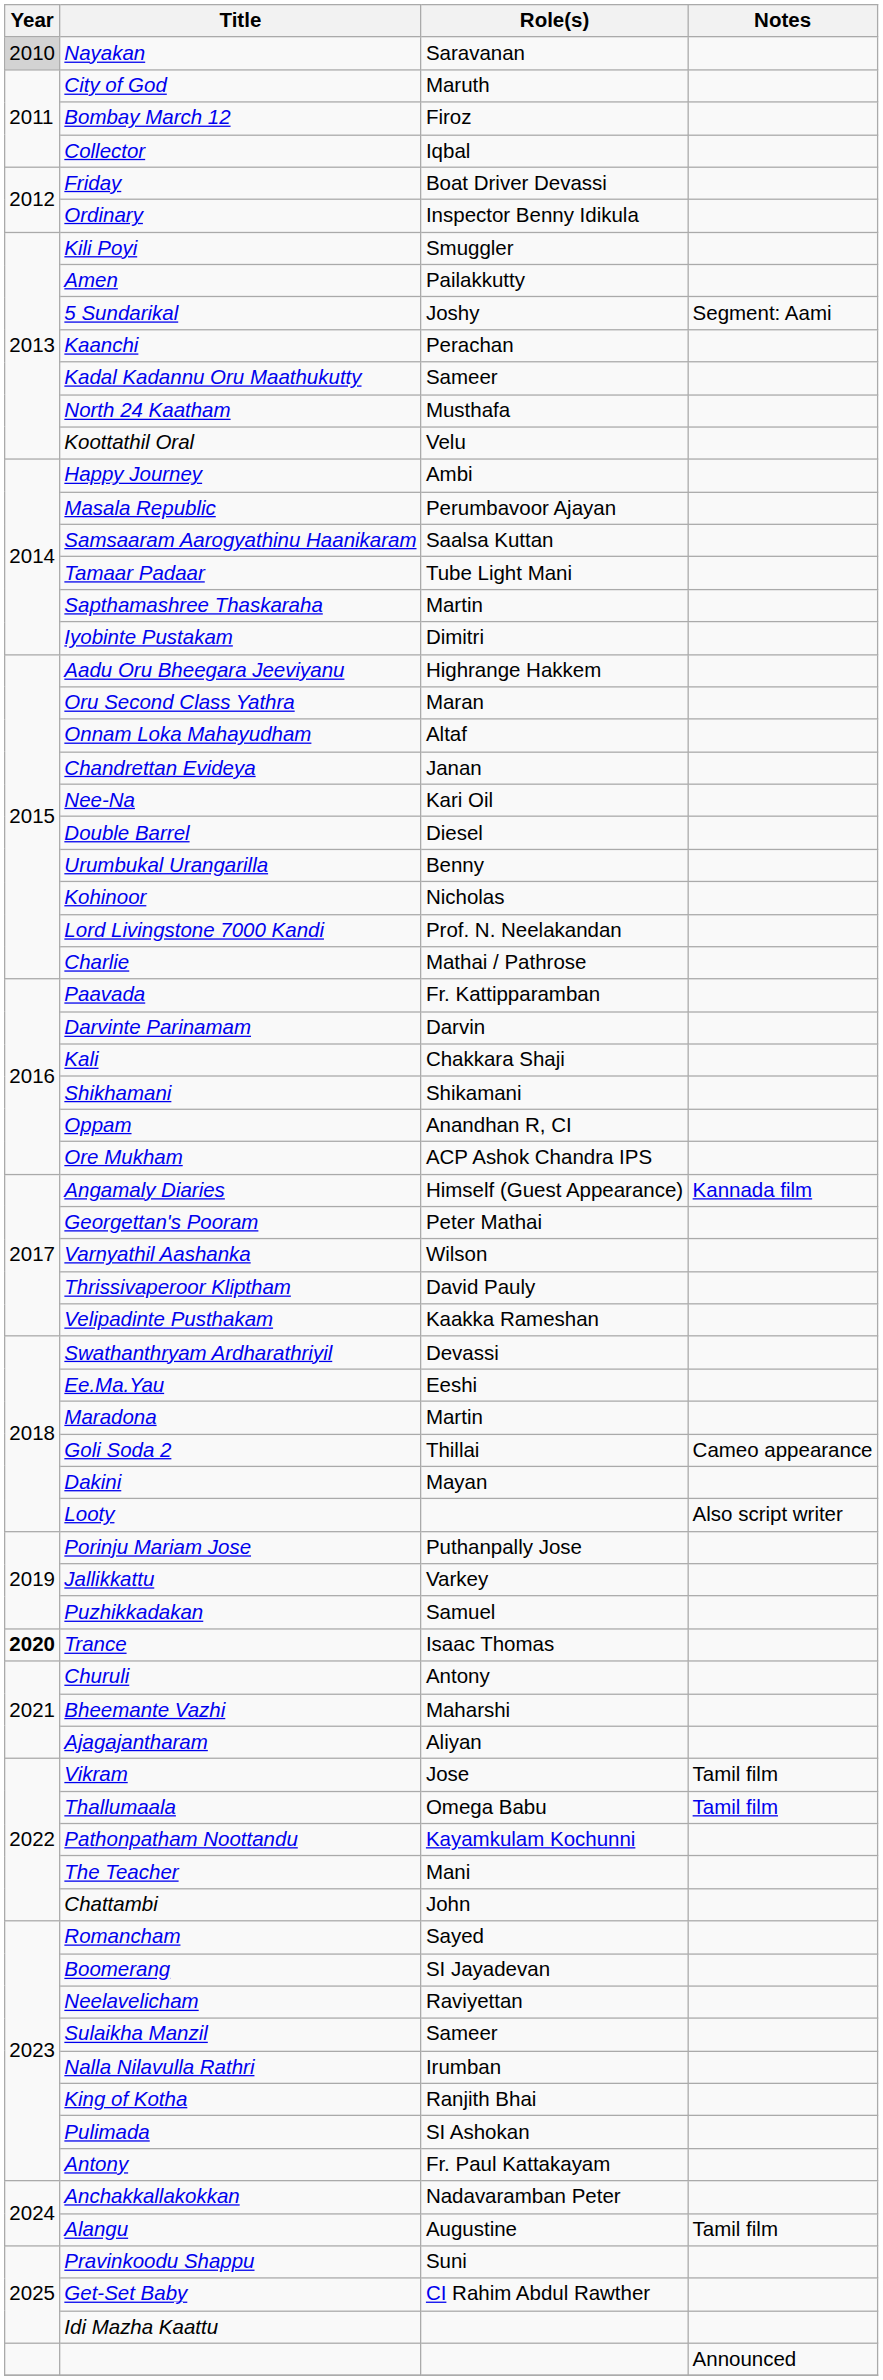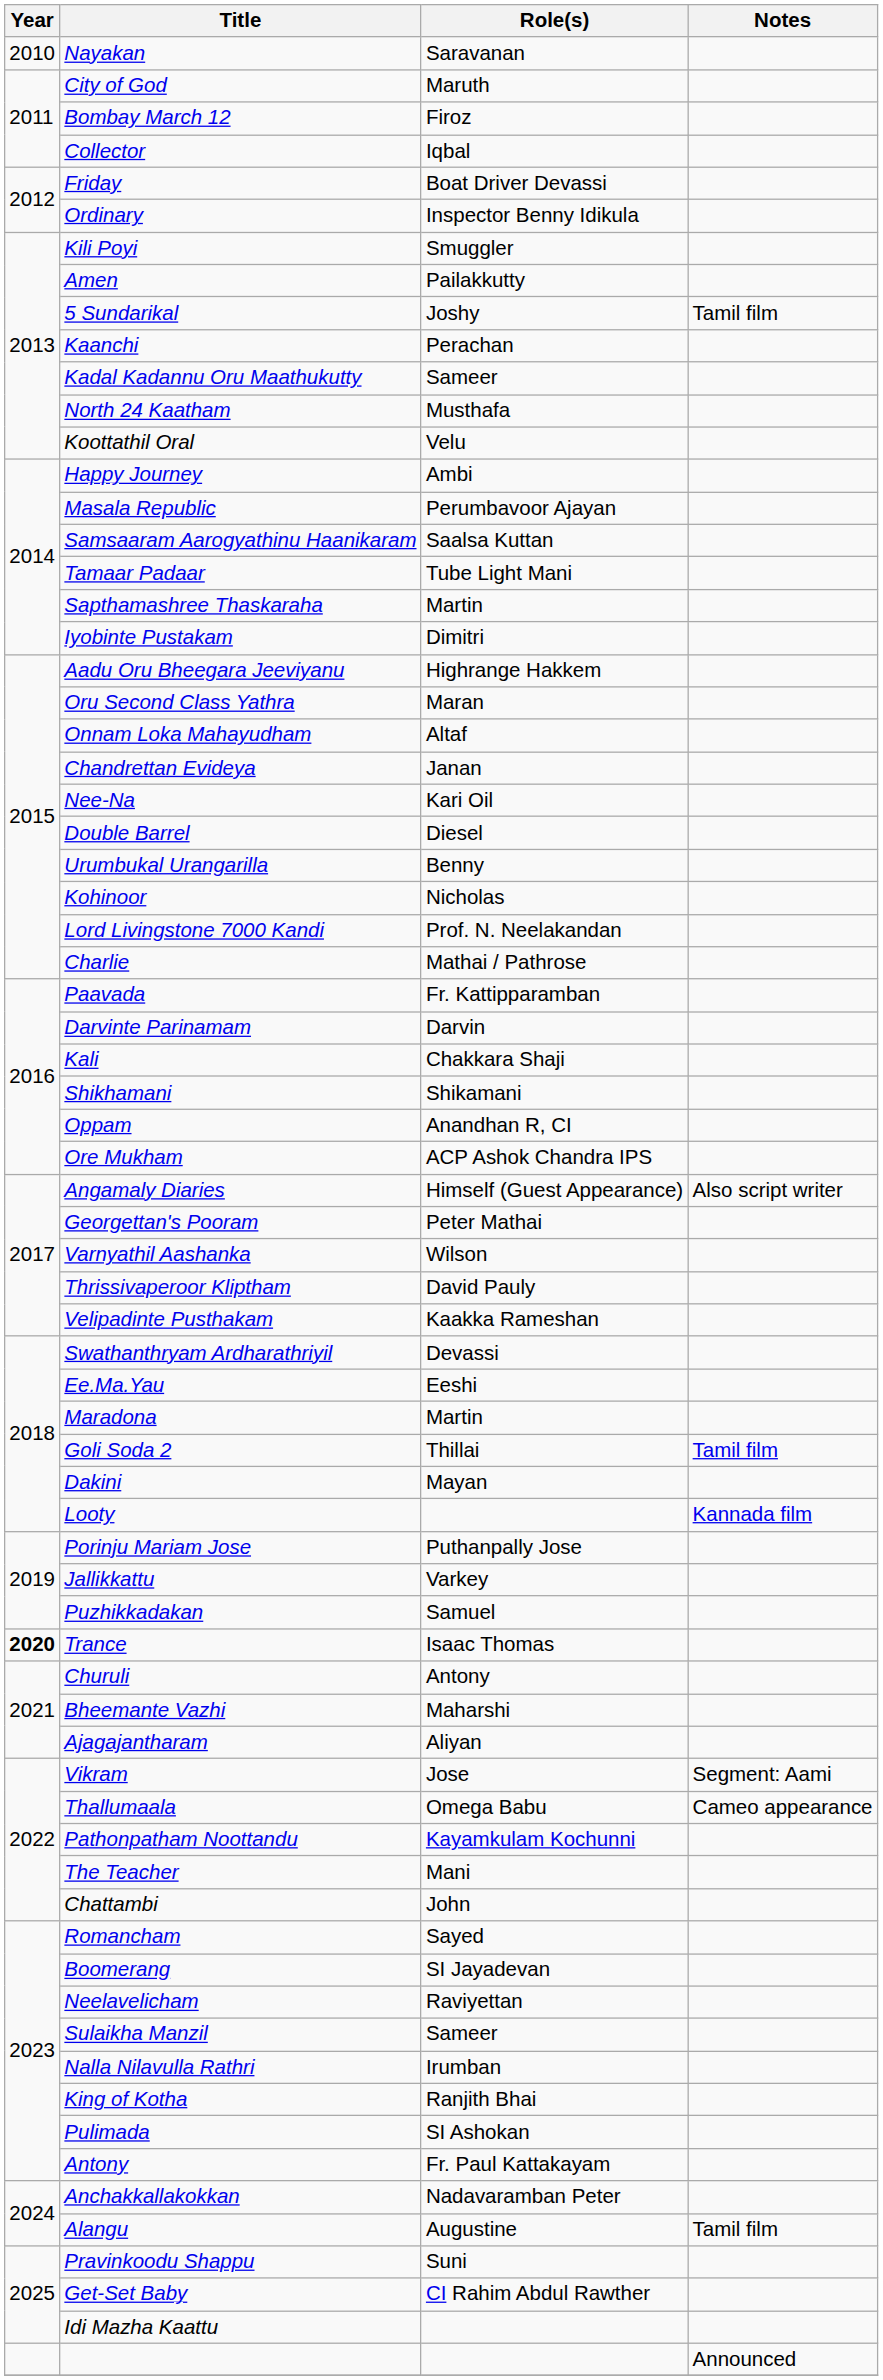(32, 53) lightgrey background -> (32, 53) no background
(762, 313) Segment: Aami -> (735, 313) Tamil film
(752, 1190) Kannada film -> (768, 1190) Also script writer
(783, 1449) Cameo appearance -> (735, 1449) Tamil film
(768, 1514) Also script writer -> (752, 1514) Kannada film
(735, 1774) Tamil film -> (762, 1774) Segment: Aami
(735, 1807) Tamil film -> (783, 1807) Cameo appearance
